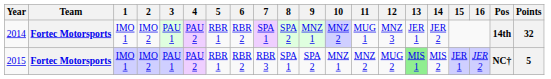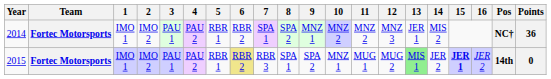(365, 33) MUG 1 -> (365, 33) MNZ 2
(438, 33) JER 2 -> (438, 33) MIS 2
(502, 33) 14th -> (504, 33) NC†
(529, 33) 32 -> (531, 33) 36
(242, 60) no background -> (242, 60) khaki background
(365, 60) MNZ 2 -> (365, 60) MUG 1
(438, 60) MIS 2 -> (438, 60) JER 2
(459, 60) normal -> (460, 60) bold
(502, 60) NC† -> (504, 60) 14th
(529, 60) 5 -> (531, 60) 0
